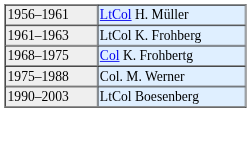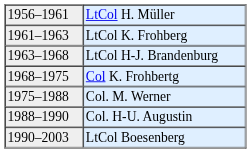+ row: (152, 55)
+ row: (139, 117)
